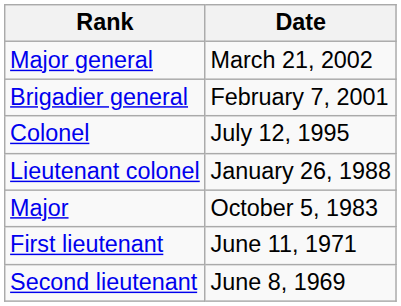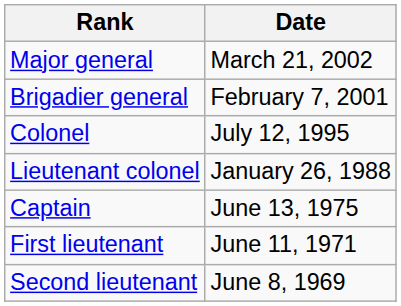- row: (39, 208)
+ row: (50, 208)
